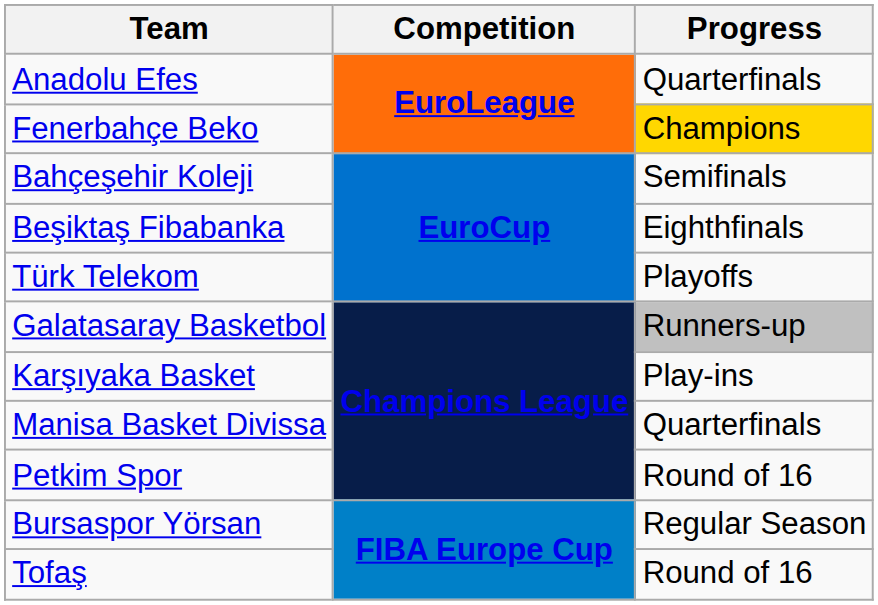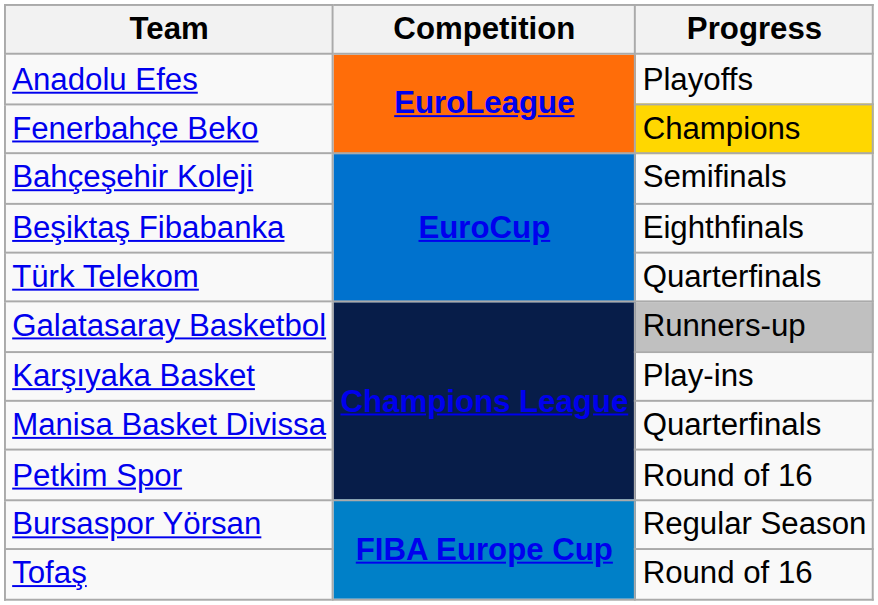(732, 78) Quarterfinals -> (698, 78) Playoffs
(698, 276) Playoffs -> (732, 276) Quarterfinals
